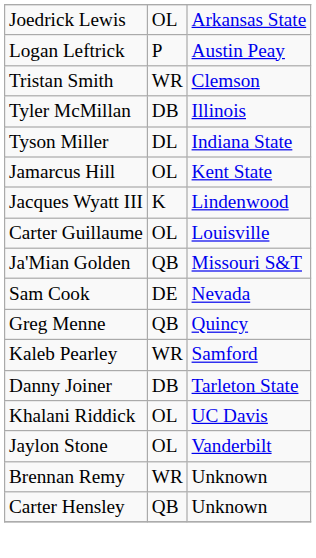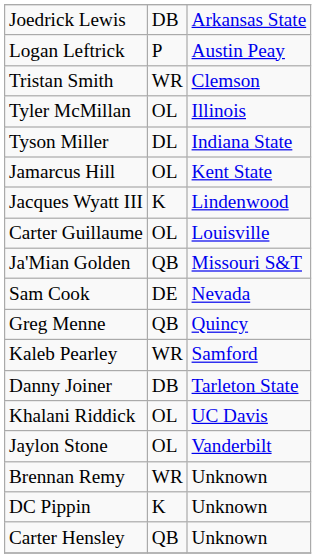(165, 19) OL -> (165, 19) DB
(165, 111) DB -> (165, 111) OL
+ row: (50, 506)
